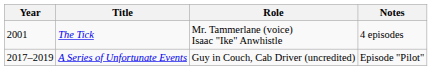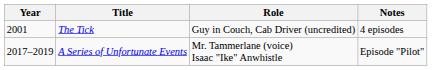(242, 35) Mr. Tammerlane (voice) Isaac "Ike" Anwhistle -> (273, 29) Guy in Couch, Cab Driver (uncredited)
(273, 57) Guy in Couch, Cab Driver (uncredited) -> (242, 51) Mr. Tammerlane (voice) Isaac "Ike" Anwhistle
